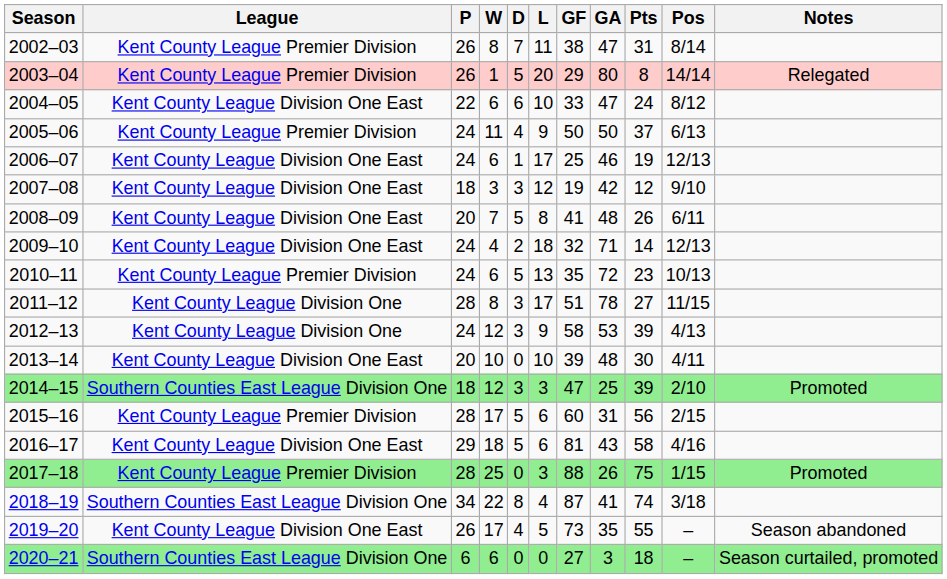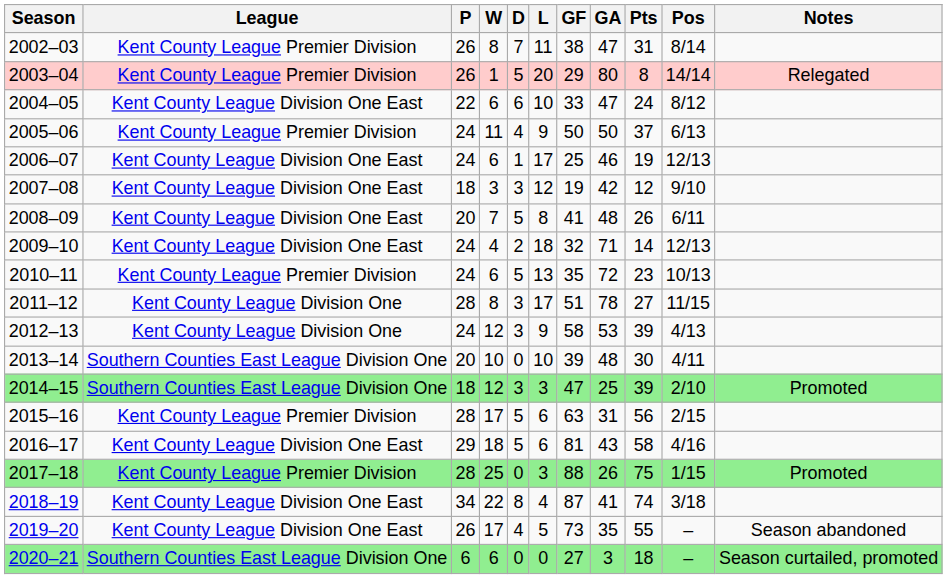(267, 359) Kent County League Division One East -> (267, 359) Southern Counties East League Division One
(574, 416) 60 -> (574, 416) 63
(267, 501) Southern Counties East League Division One -> (267, 501) Kent County League Division One East
